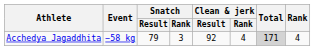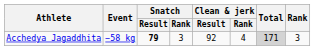(153, 38) normal -> (153, 38) bold
(298, 38) 4 -> (298, 38) 3
